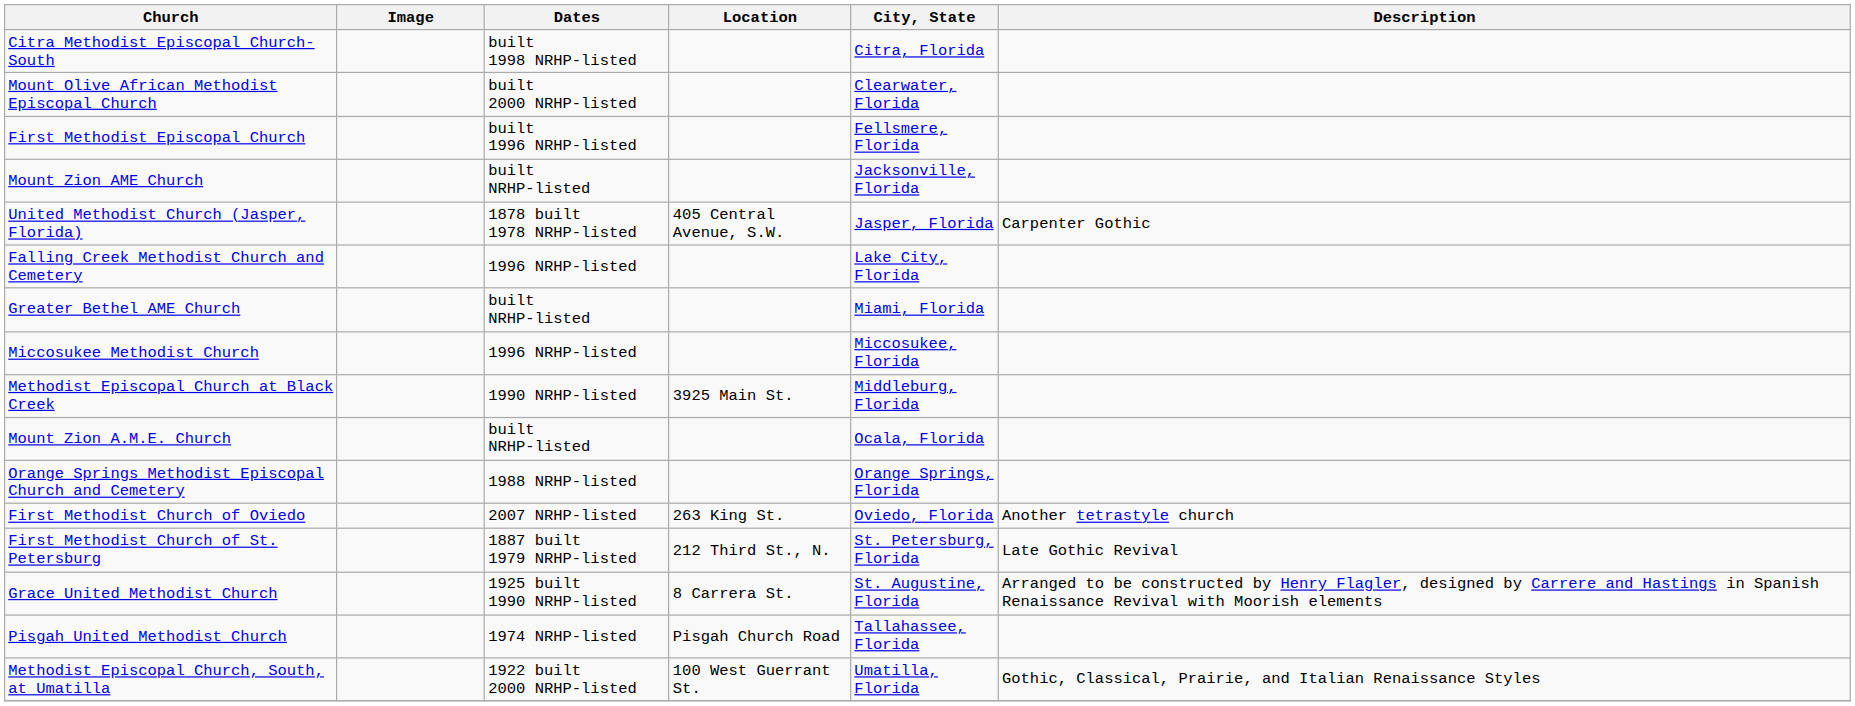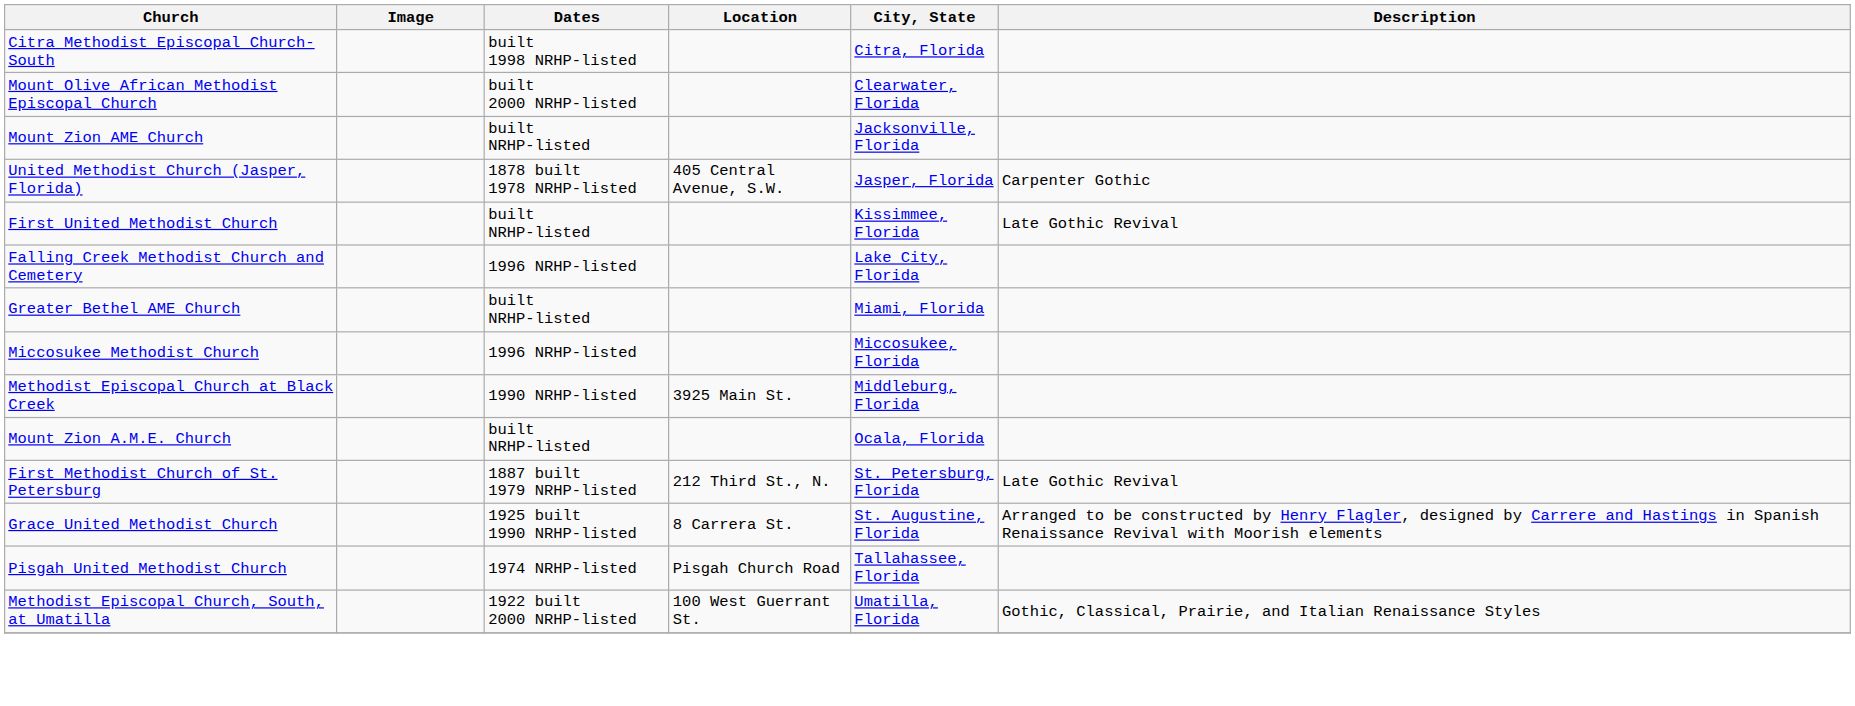- row: (157, 137)
+ row: (143, 224)
- row: (166, 482)
- row: (157, 516)
